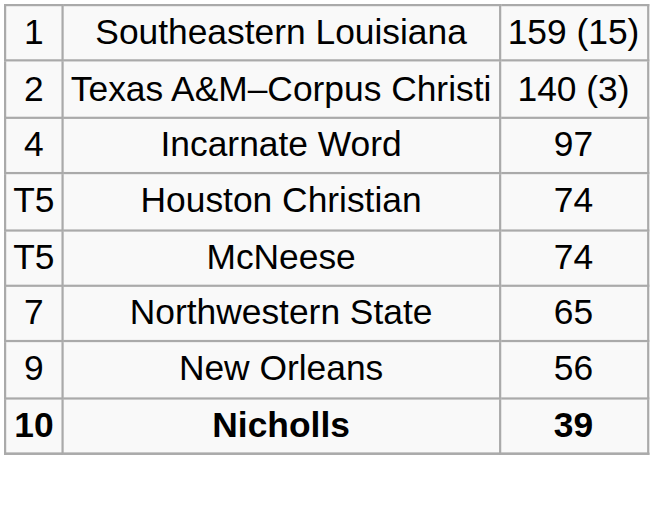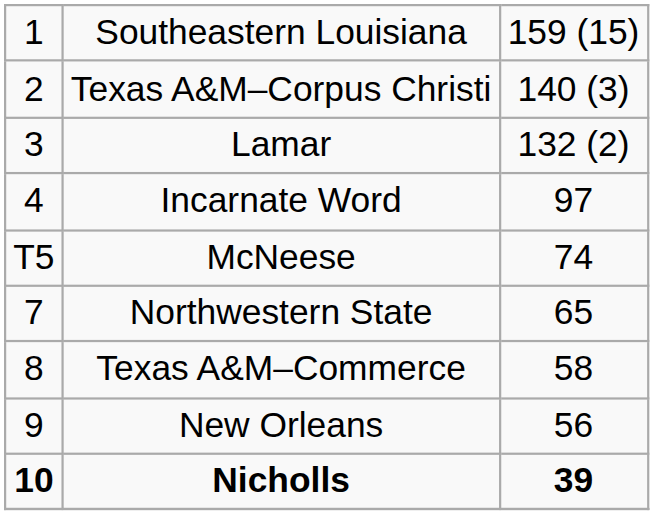+ row: (281, 144)
- row: (281, 200)
+ row: (281, 369)
